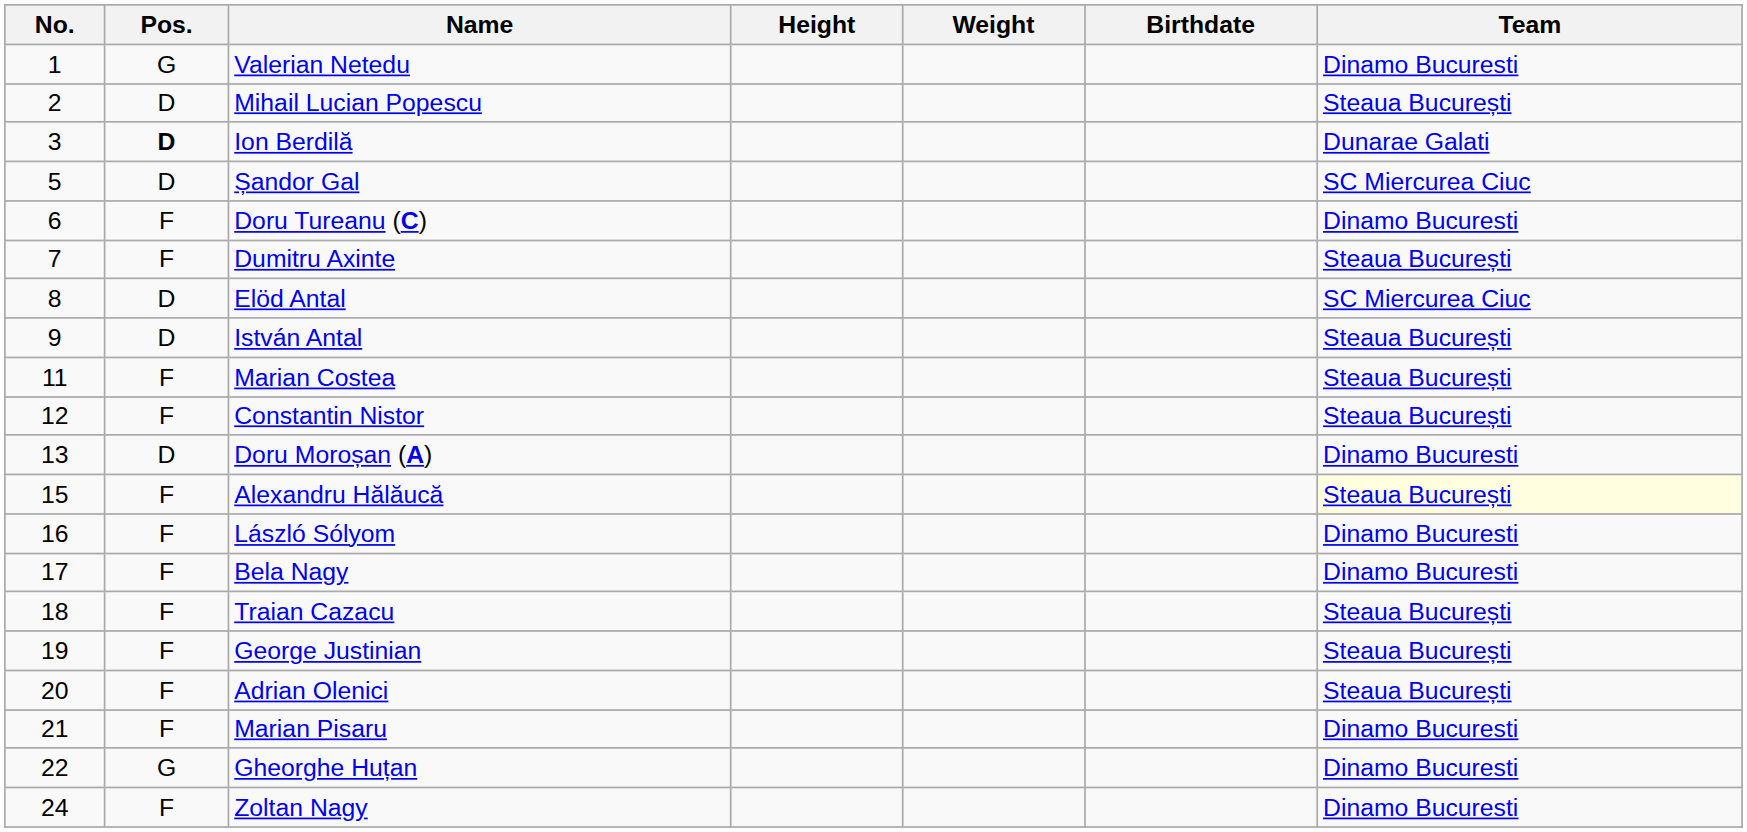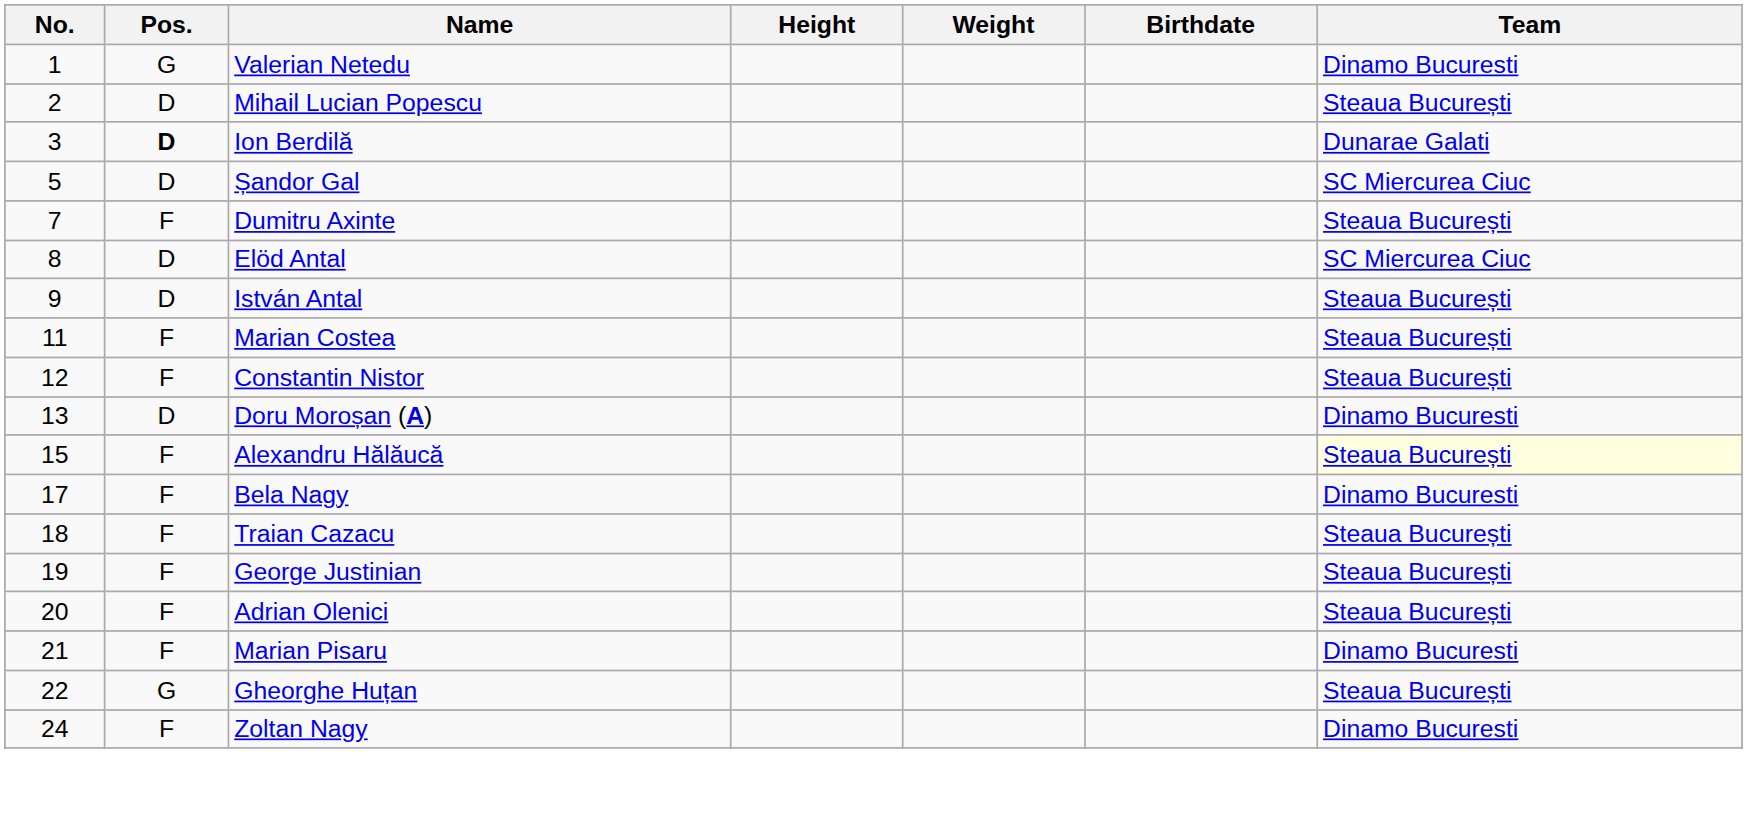- row: (331, 220)
- row: (315, 534)
(1421, 768) Dinamo Bucuresti -> (1417, 690) Steaua București
